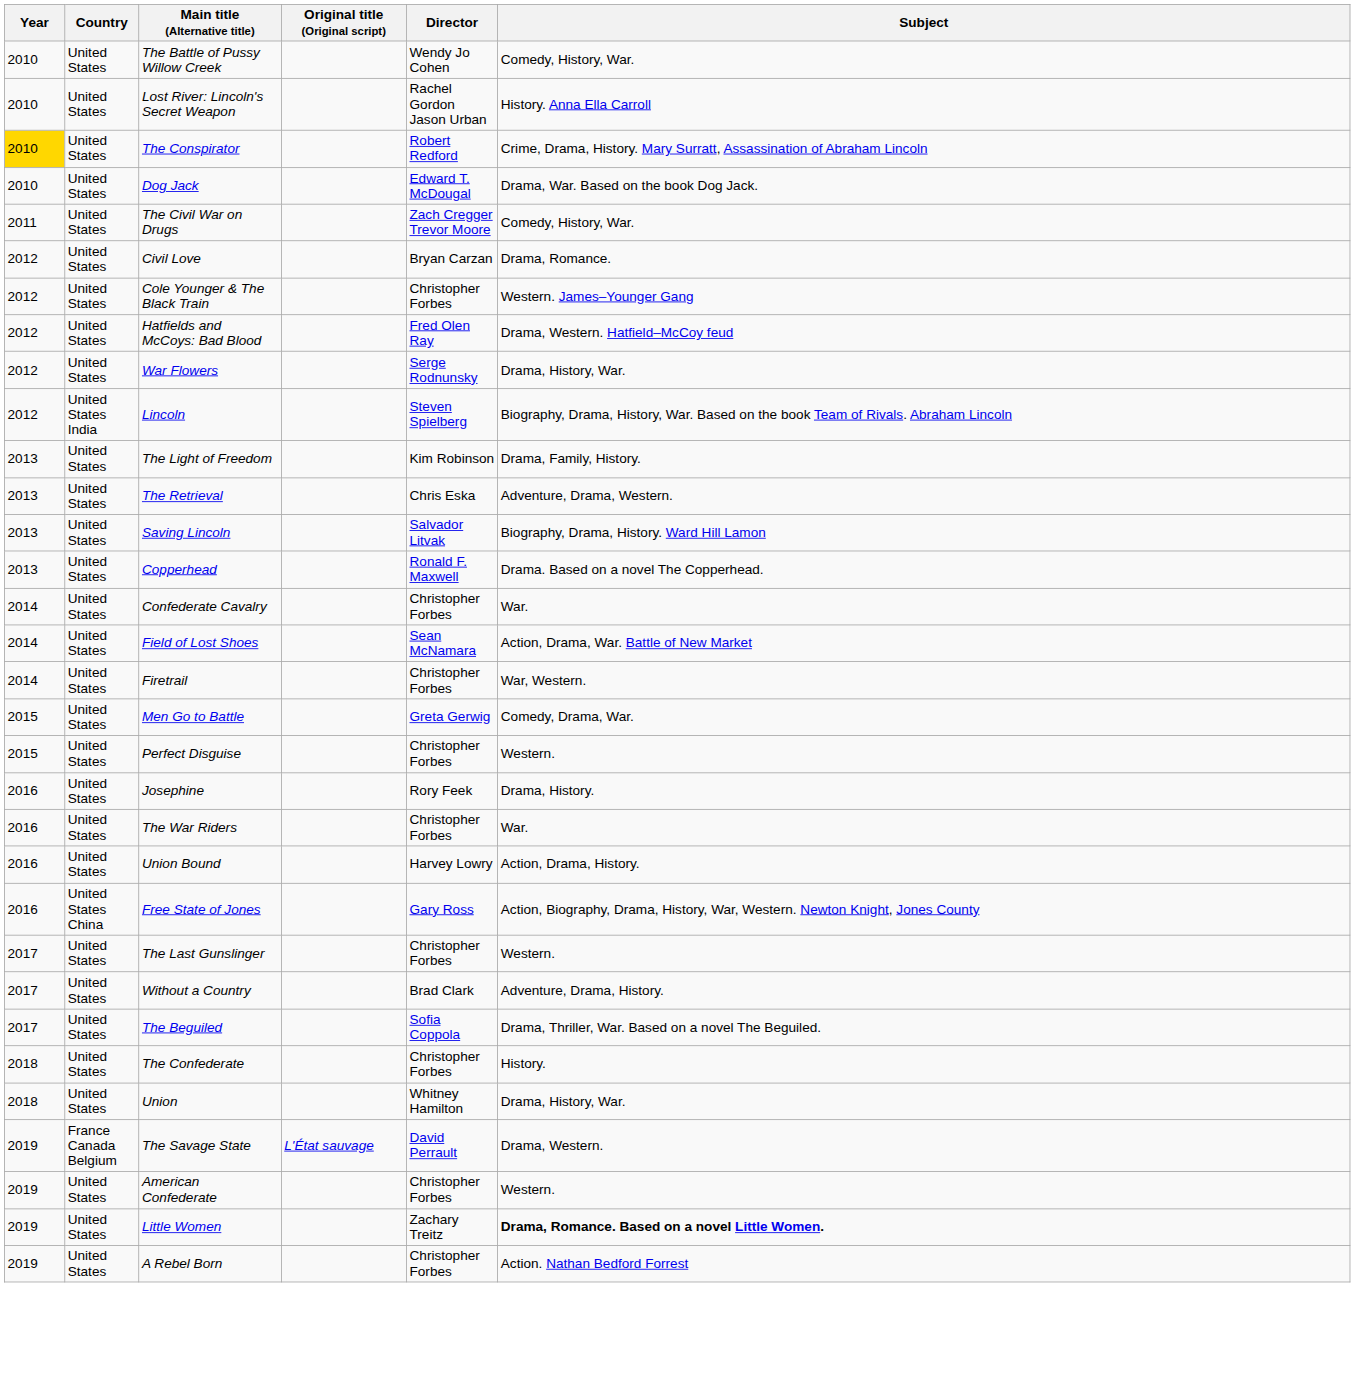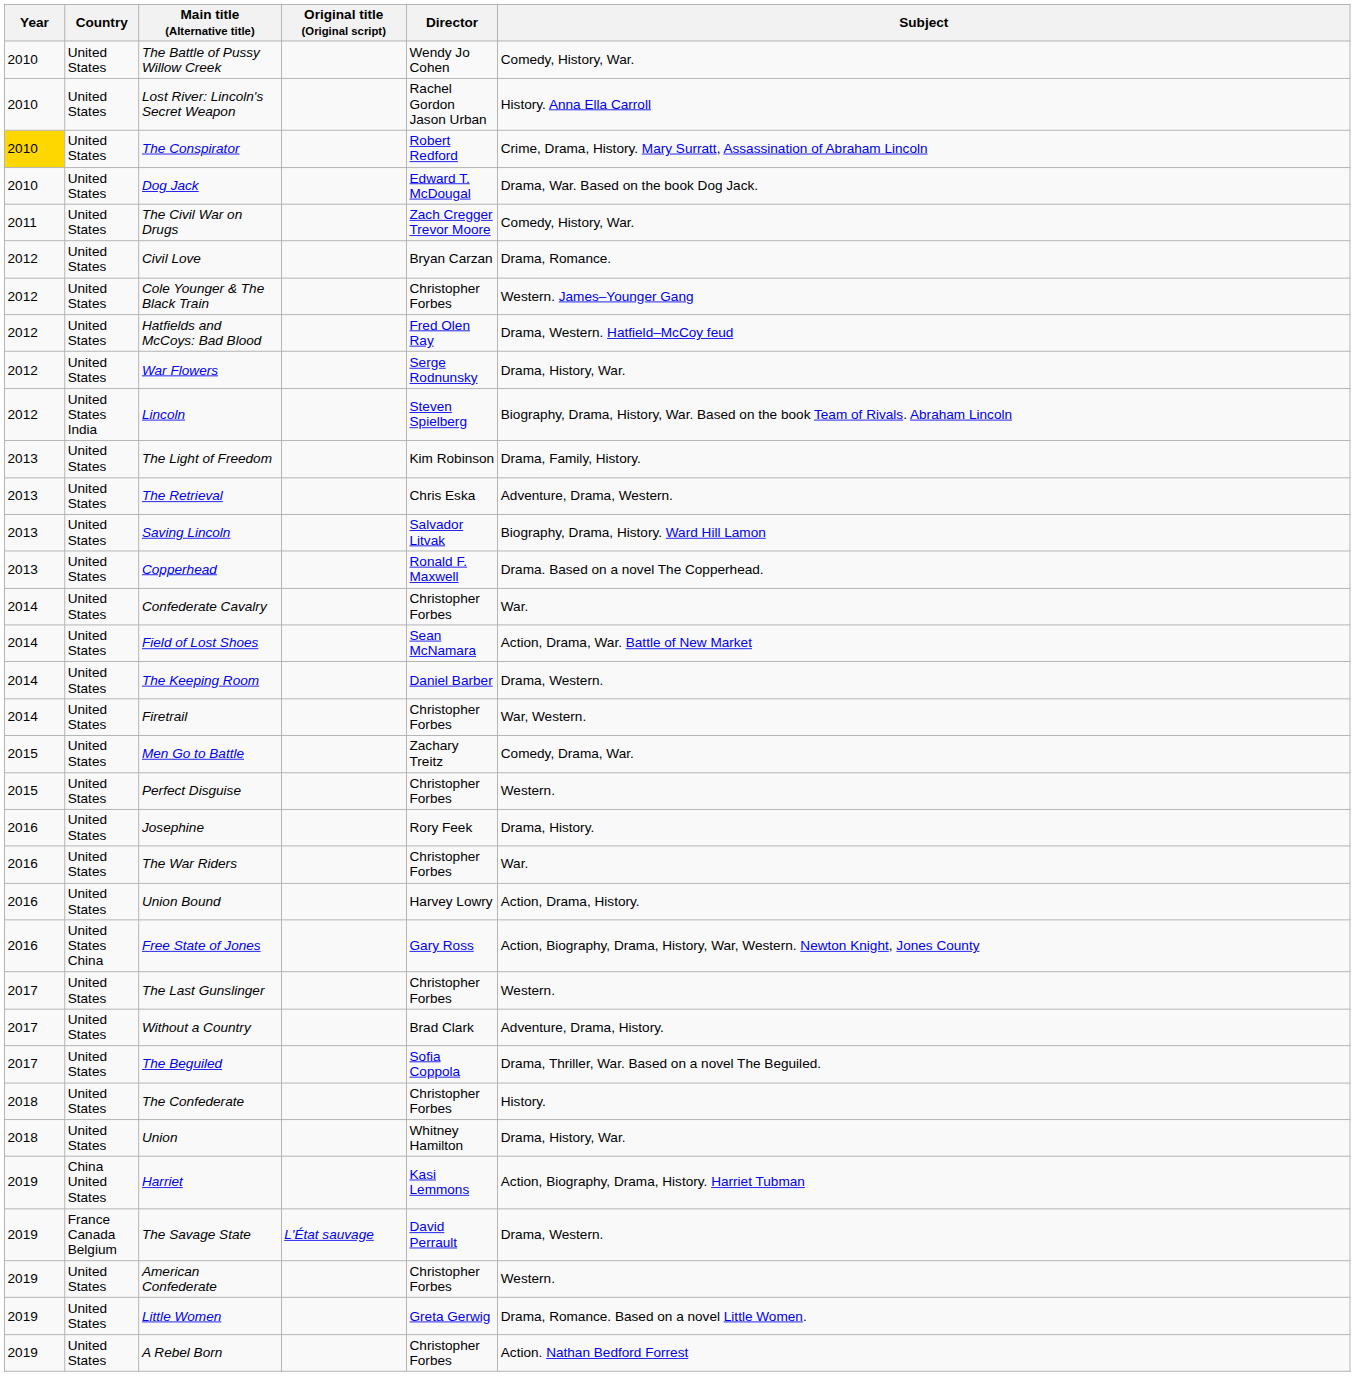+ row: (201, 680)
(450, 717) Greta Gerwig -> (434, 754) Zachary Treitz
+ row: (162, 1182)
(434, 1227) Zachary Treitz -> (450, 1316) Greta Gerwig
(662, 1227) bold -> (654, 1316) normal
